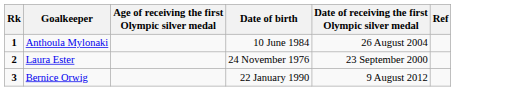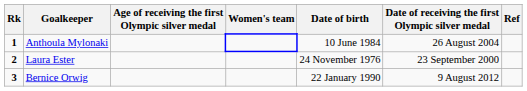+ column: (261, 19)
